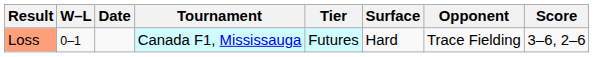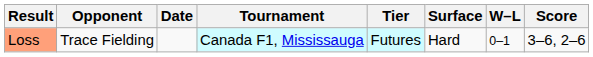columns swapped: (76, 16) <-> (474, 16)
